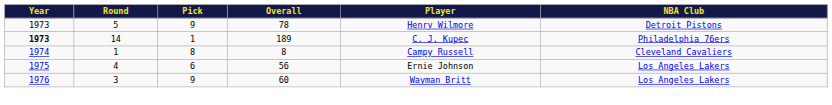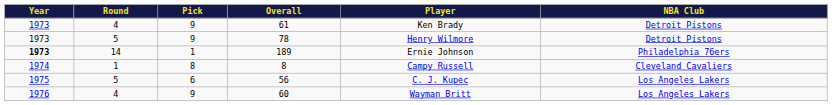+ row: (284, 25)
(440, 39) C. J. Kupec -> (440, 53) Ernie Johnson
(116, 66) 4 -> (116, 80) 5
(440, 66) Ernie Johnson -> (440, 80) C. J. Kupec
(116, 80) 3 -> (116, 94) 4
